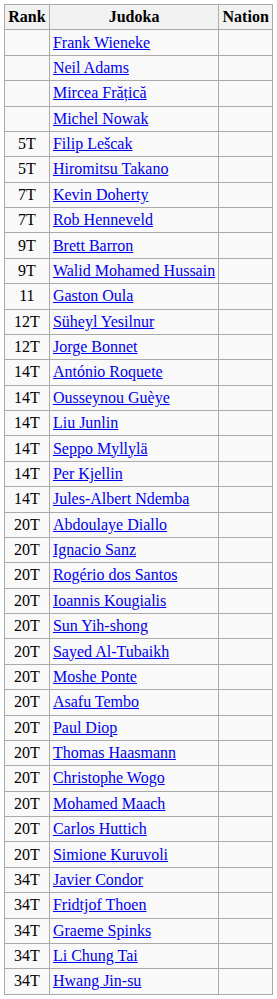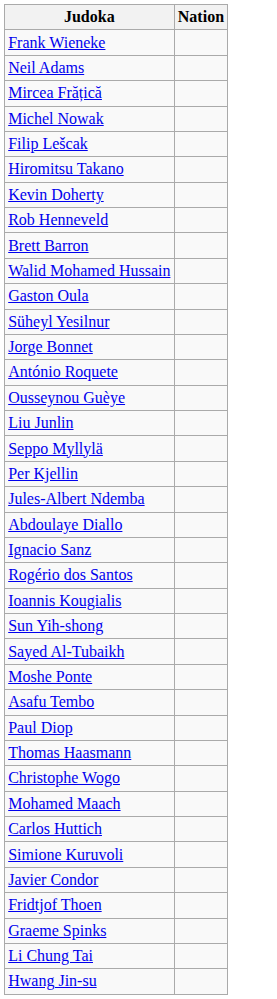- column: (27, 17)
